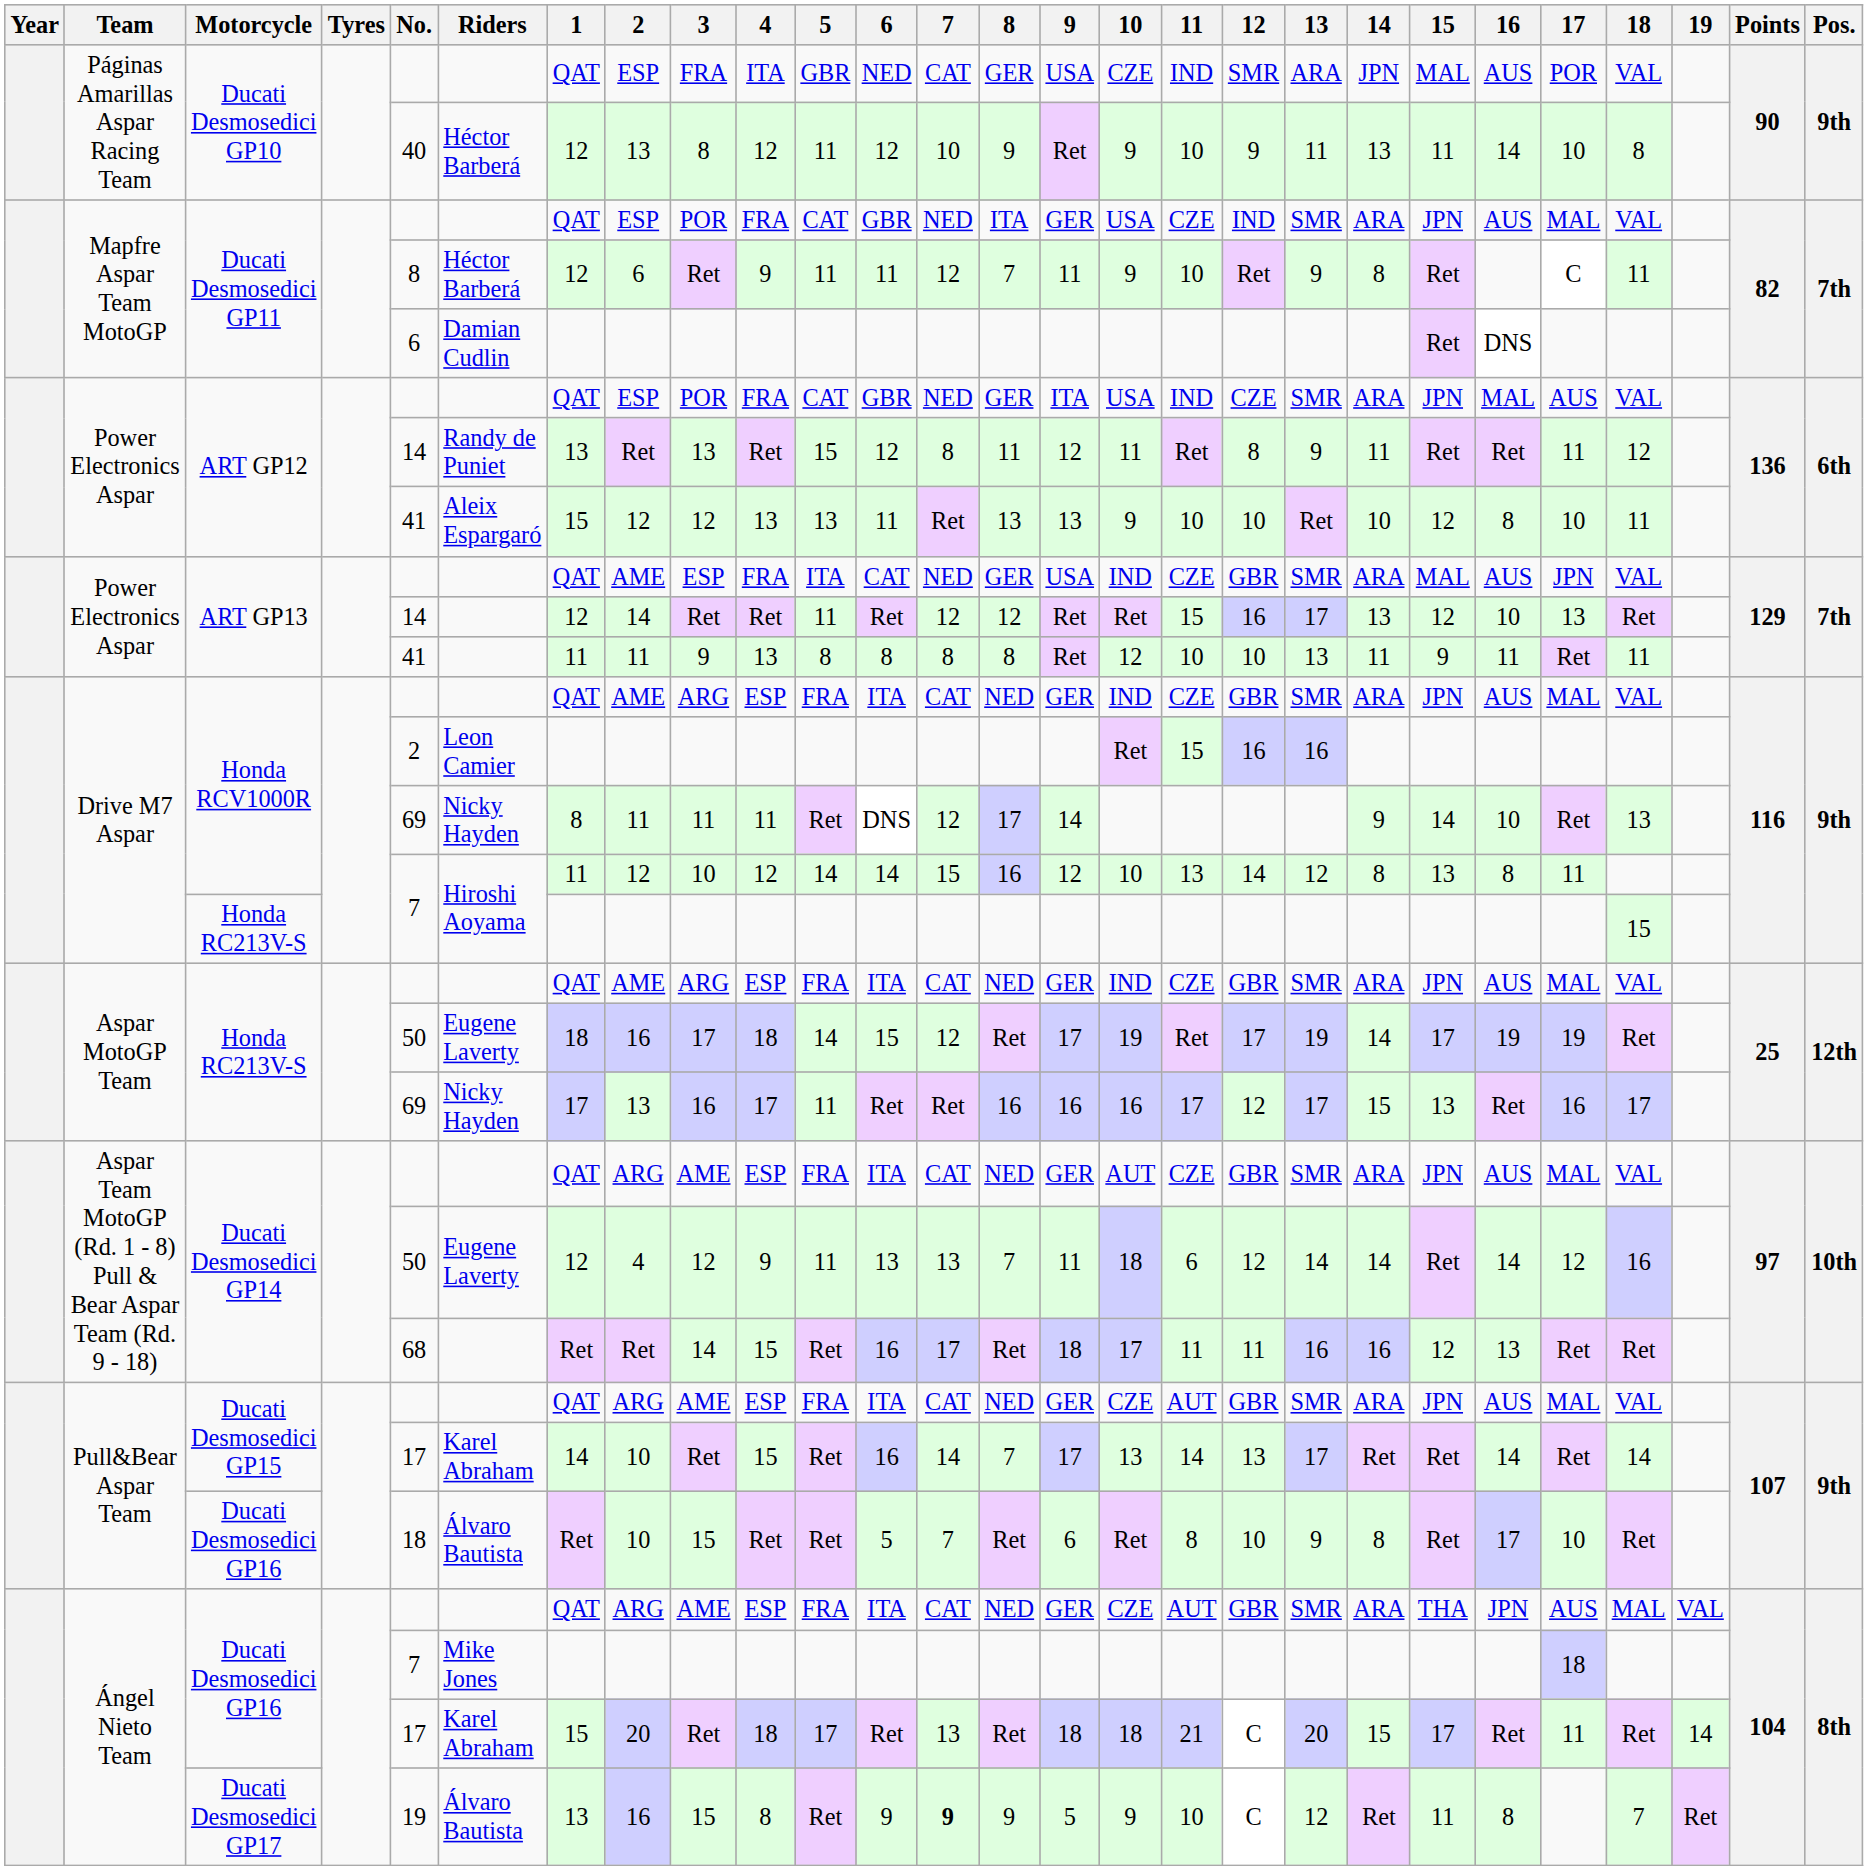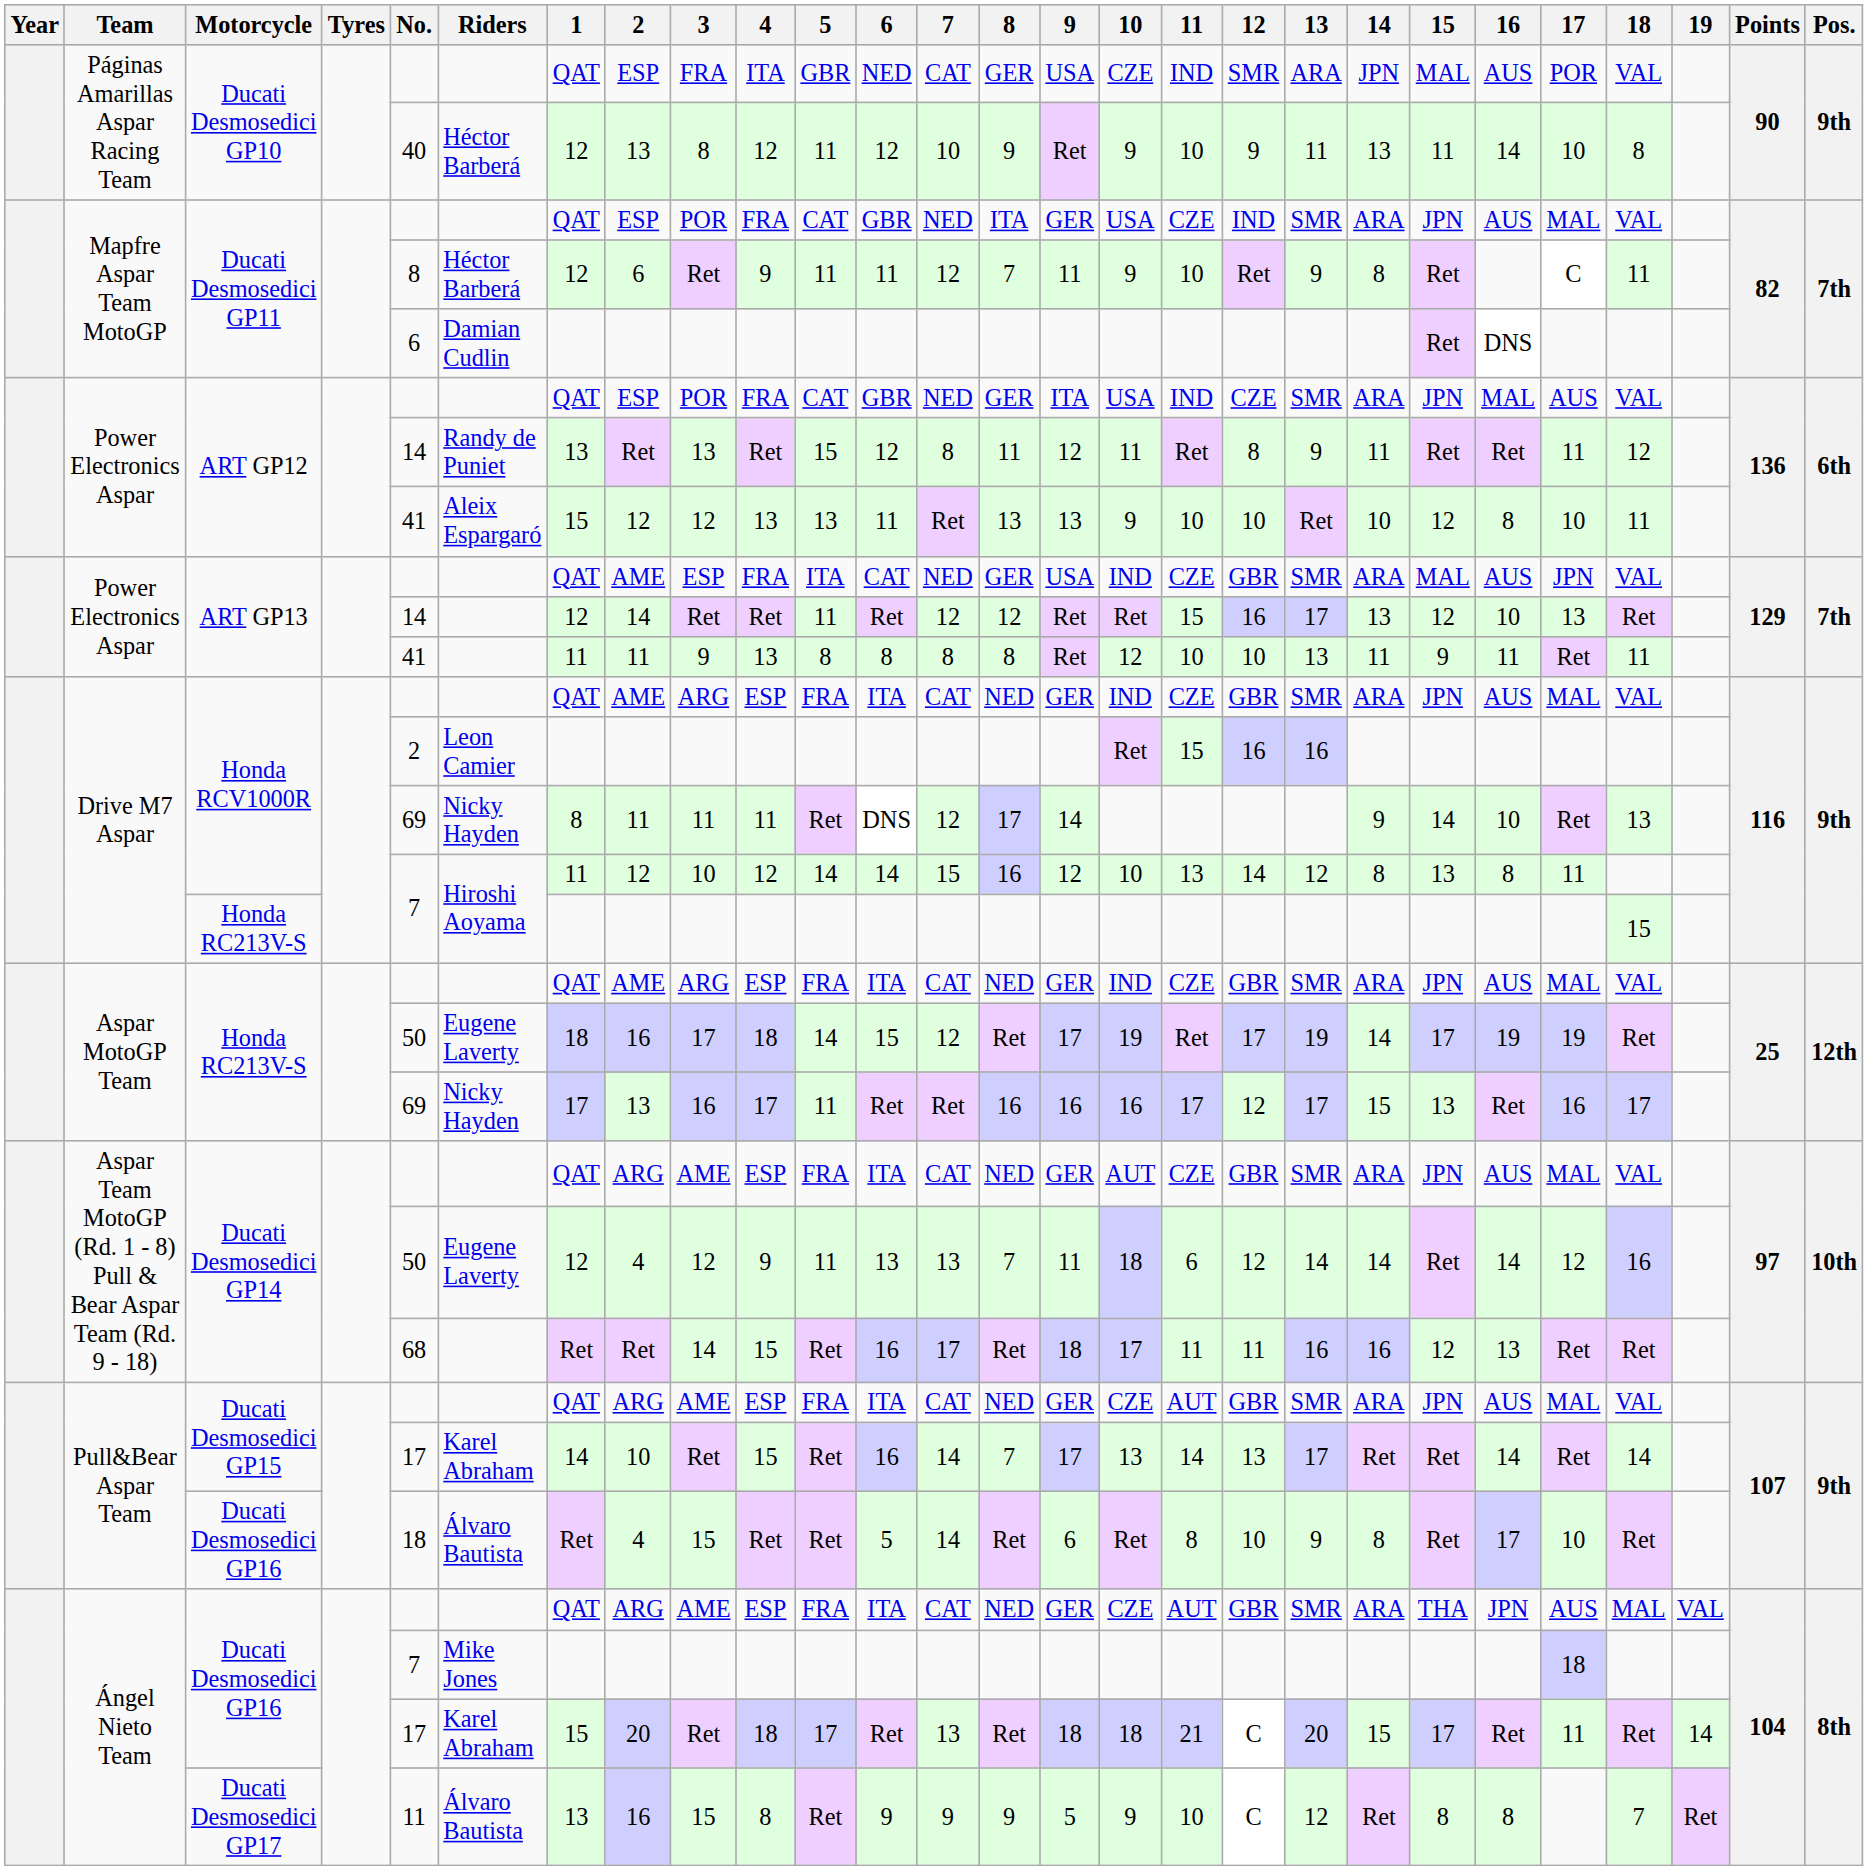(638, 1540) 10 -> (638, 1540) 4
(948, 1540) 7 -> (948, 1540) 14
(414, 1816) 19 -> (414, 1816) 11
(948, 1816) bold -> (948, 1816) normal
(1443, 1816) 11 -> (1443, 1816) 8
